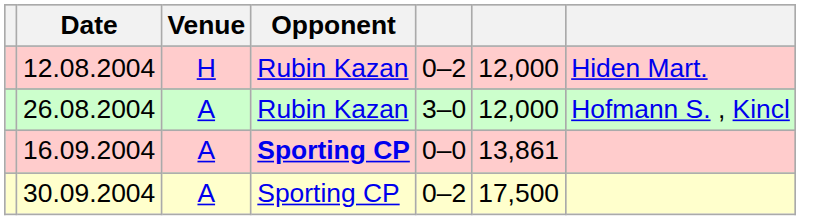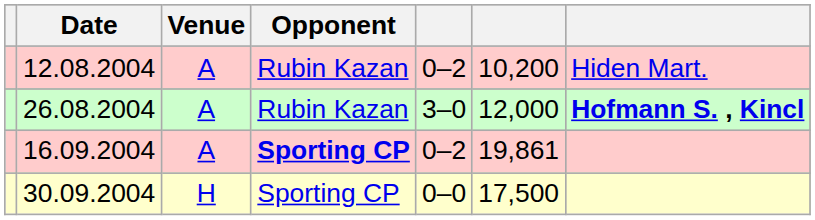(206, 67) H -> (206, 67) A
(519, 67) 12,000 -> (519, 67) 10,200
(680, 109) normal -> (688, 109) bold
(444, 151) 0–0 -> (444, 151) 0–2
(519, 151) 13,861 -> (519, 151) 19,861
(206, 192) A -> (206, 192) H
(444, 192) 0–2 -> (444, 192) 0–0
